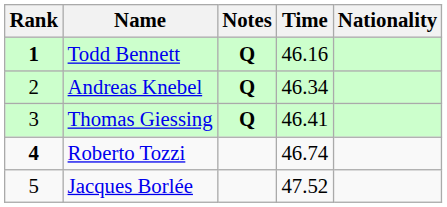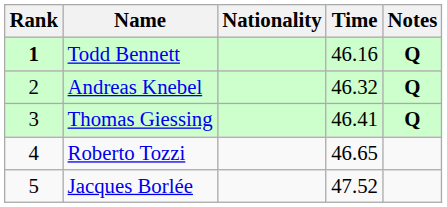columns swapped: (388, 20) <-> (247, 20)
(305, 86) 46.34 -> (355, 86) 46.32
(34, 152) bold -> (34, 152) normal
(305, 152) 46.74 -> (355, 152) 46.65
